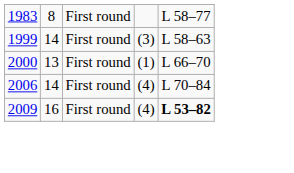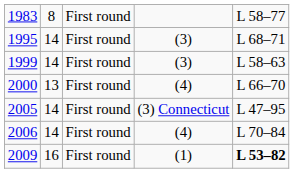+ row: (23, 39)
(146, 62) (1) -> (183, 86) (4)
+ row: (23, 109)
(146, 109) (4) -> (183, 156) (1)
